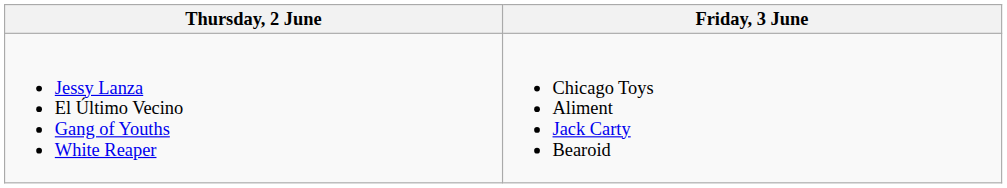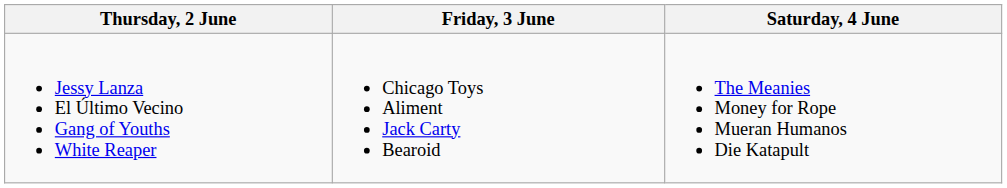+ column: (833, 19)
